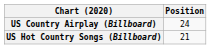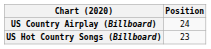(185, 37) 21 -> (185, 37) 23
